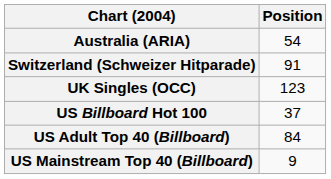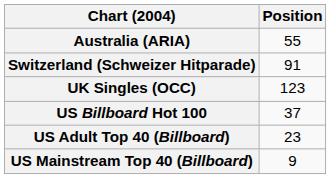(292, 40) 54 -> (292, 40) 55
(292, 137) 84 -> (292, 137) 23
